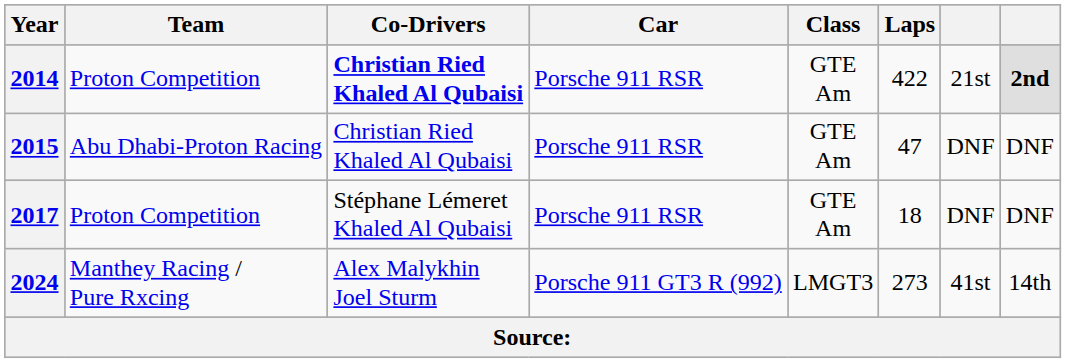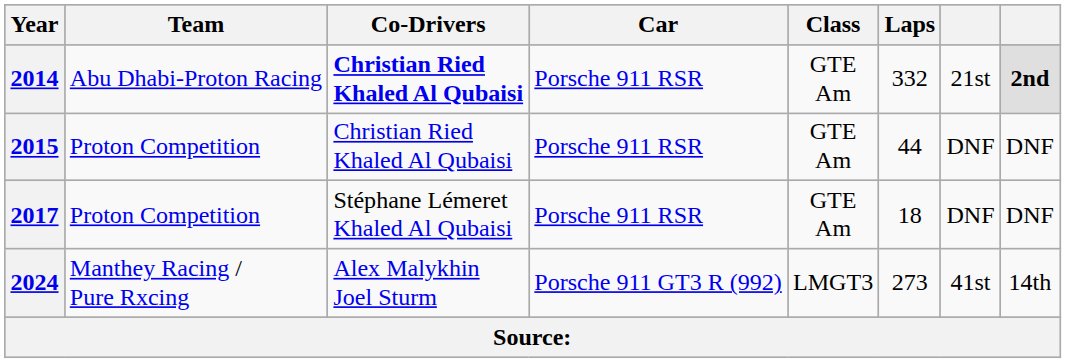(165, 78) Proton Competition -> (196, 78) Abu Dhabi-Proton Racing
(910, 78) 422 -> (910, 78) 332
(196, 146) Abu Dhabi-Proton Racing -> (165, 146) Proton Competition
(910, 146) 47 -> (910, 146) 44
